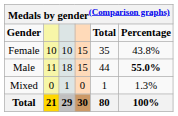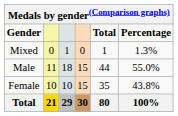rows swapped: (24, 50) <-> (24, 85)
(146, 68) bold -> (146, 68) normal
